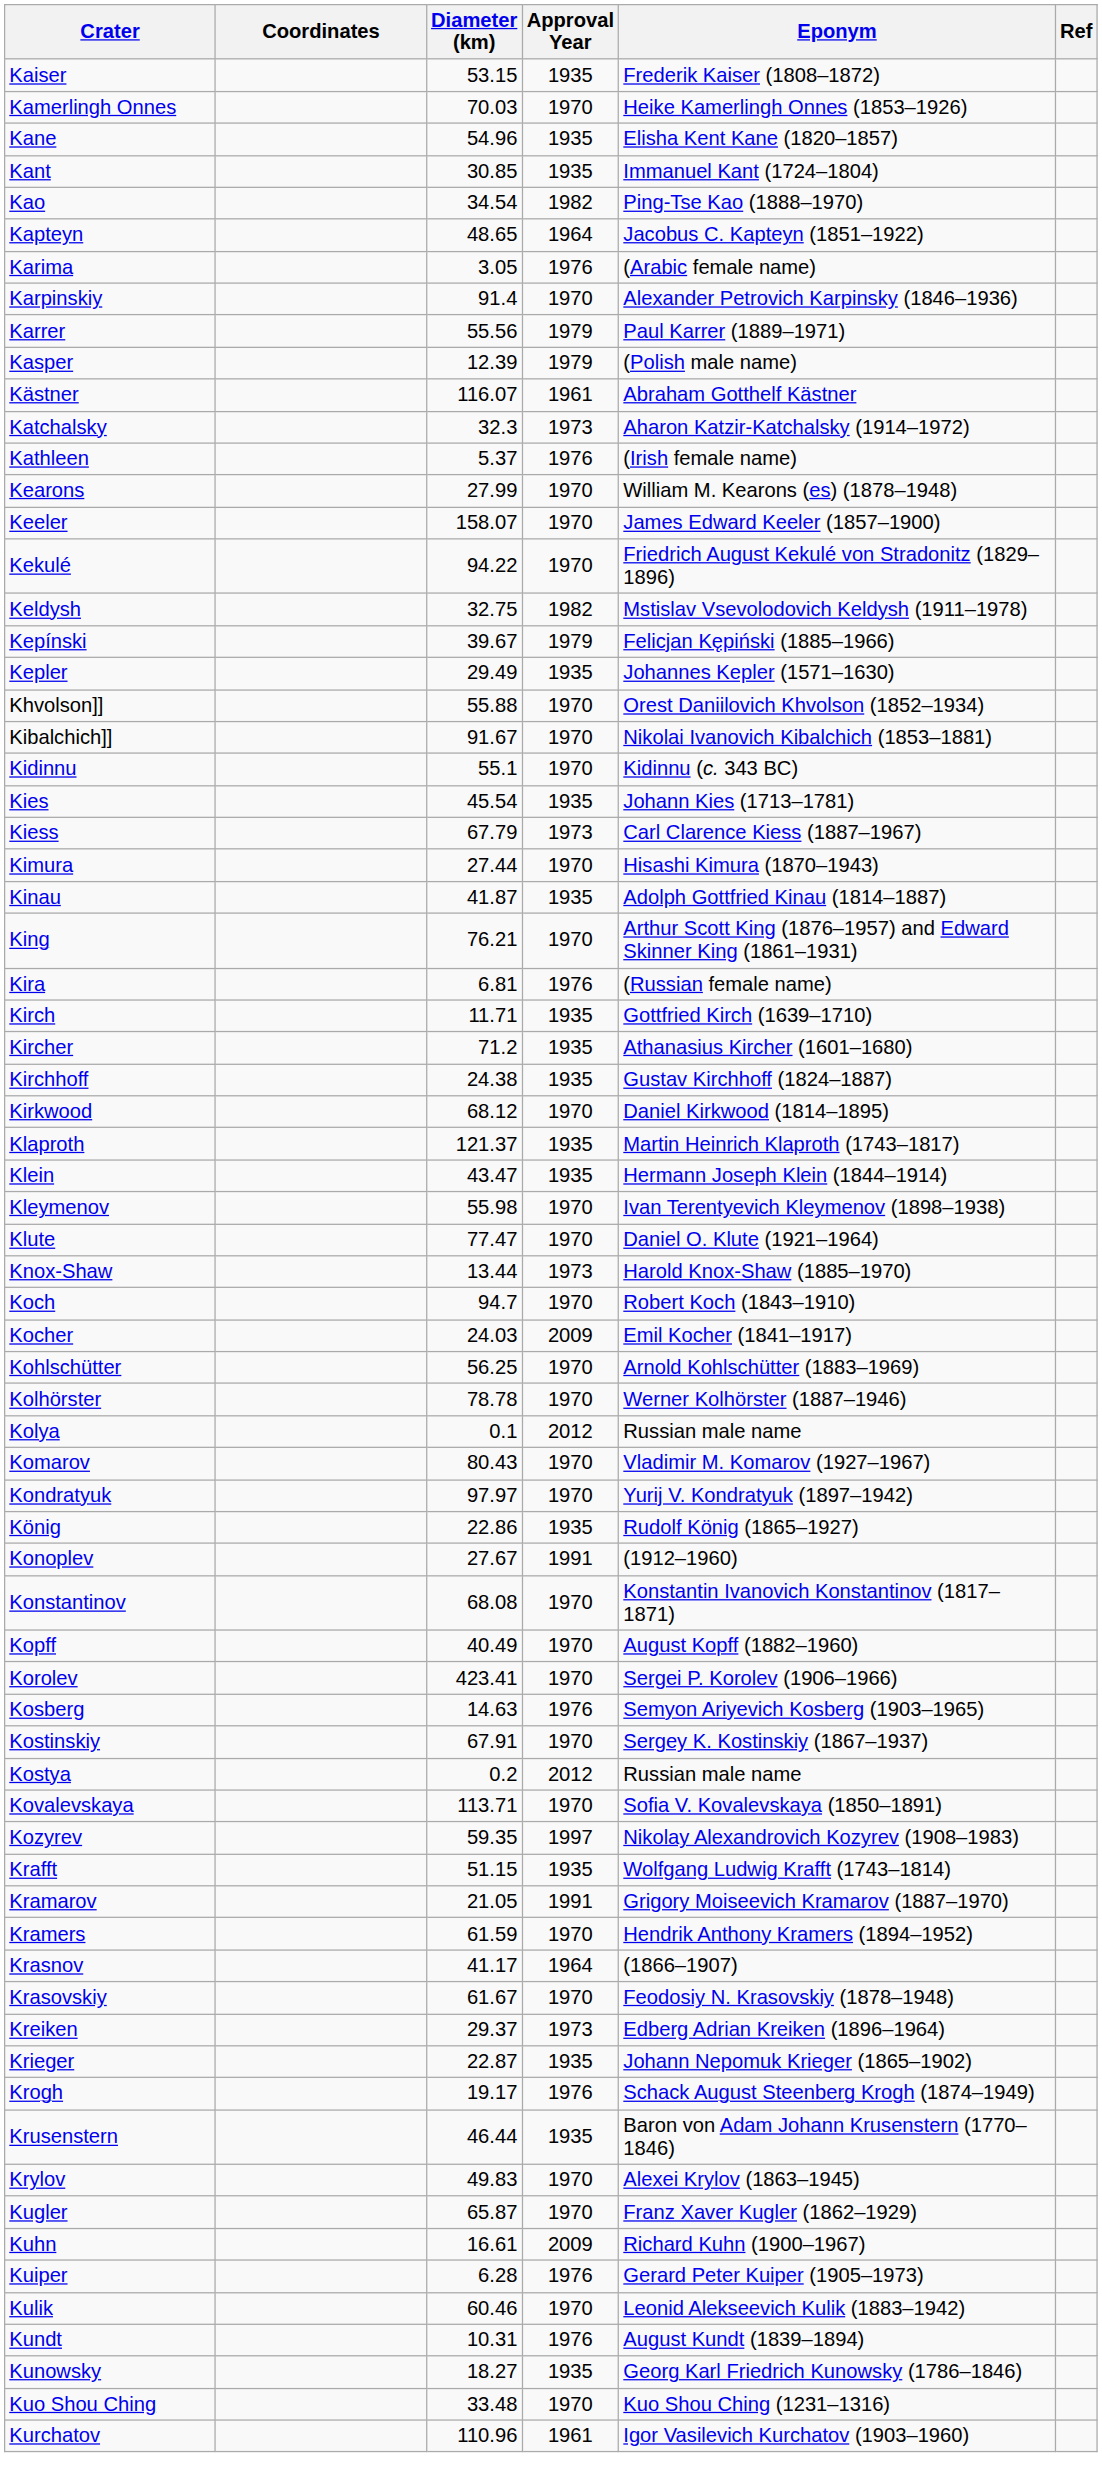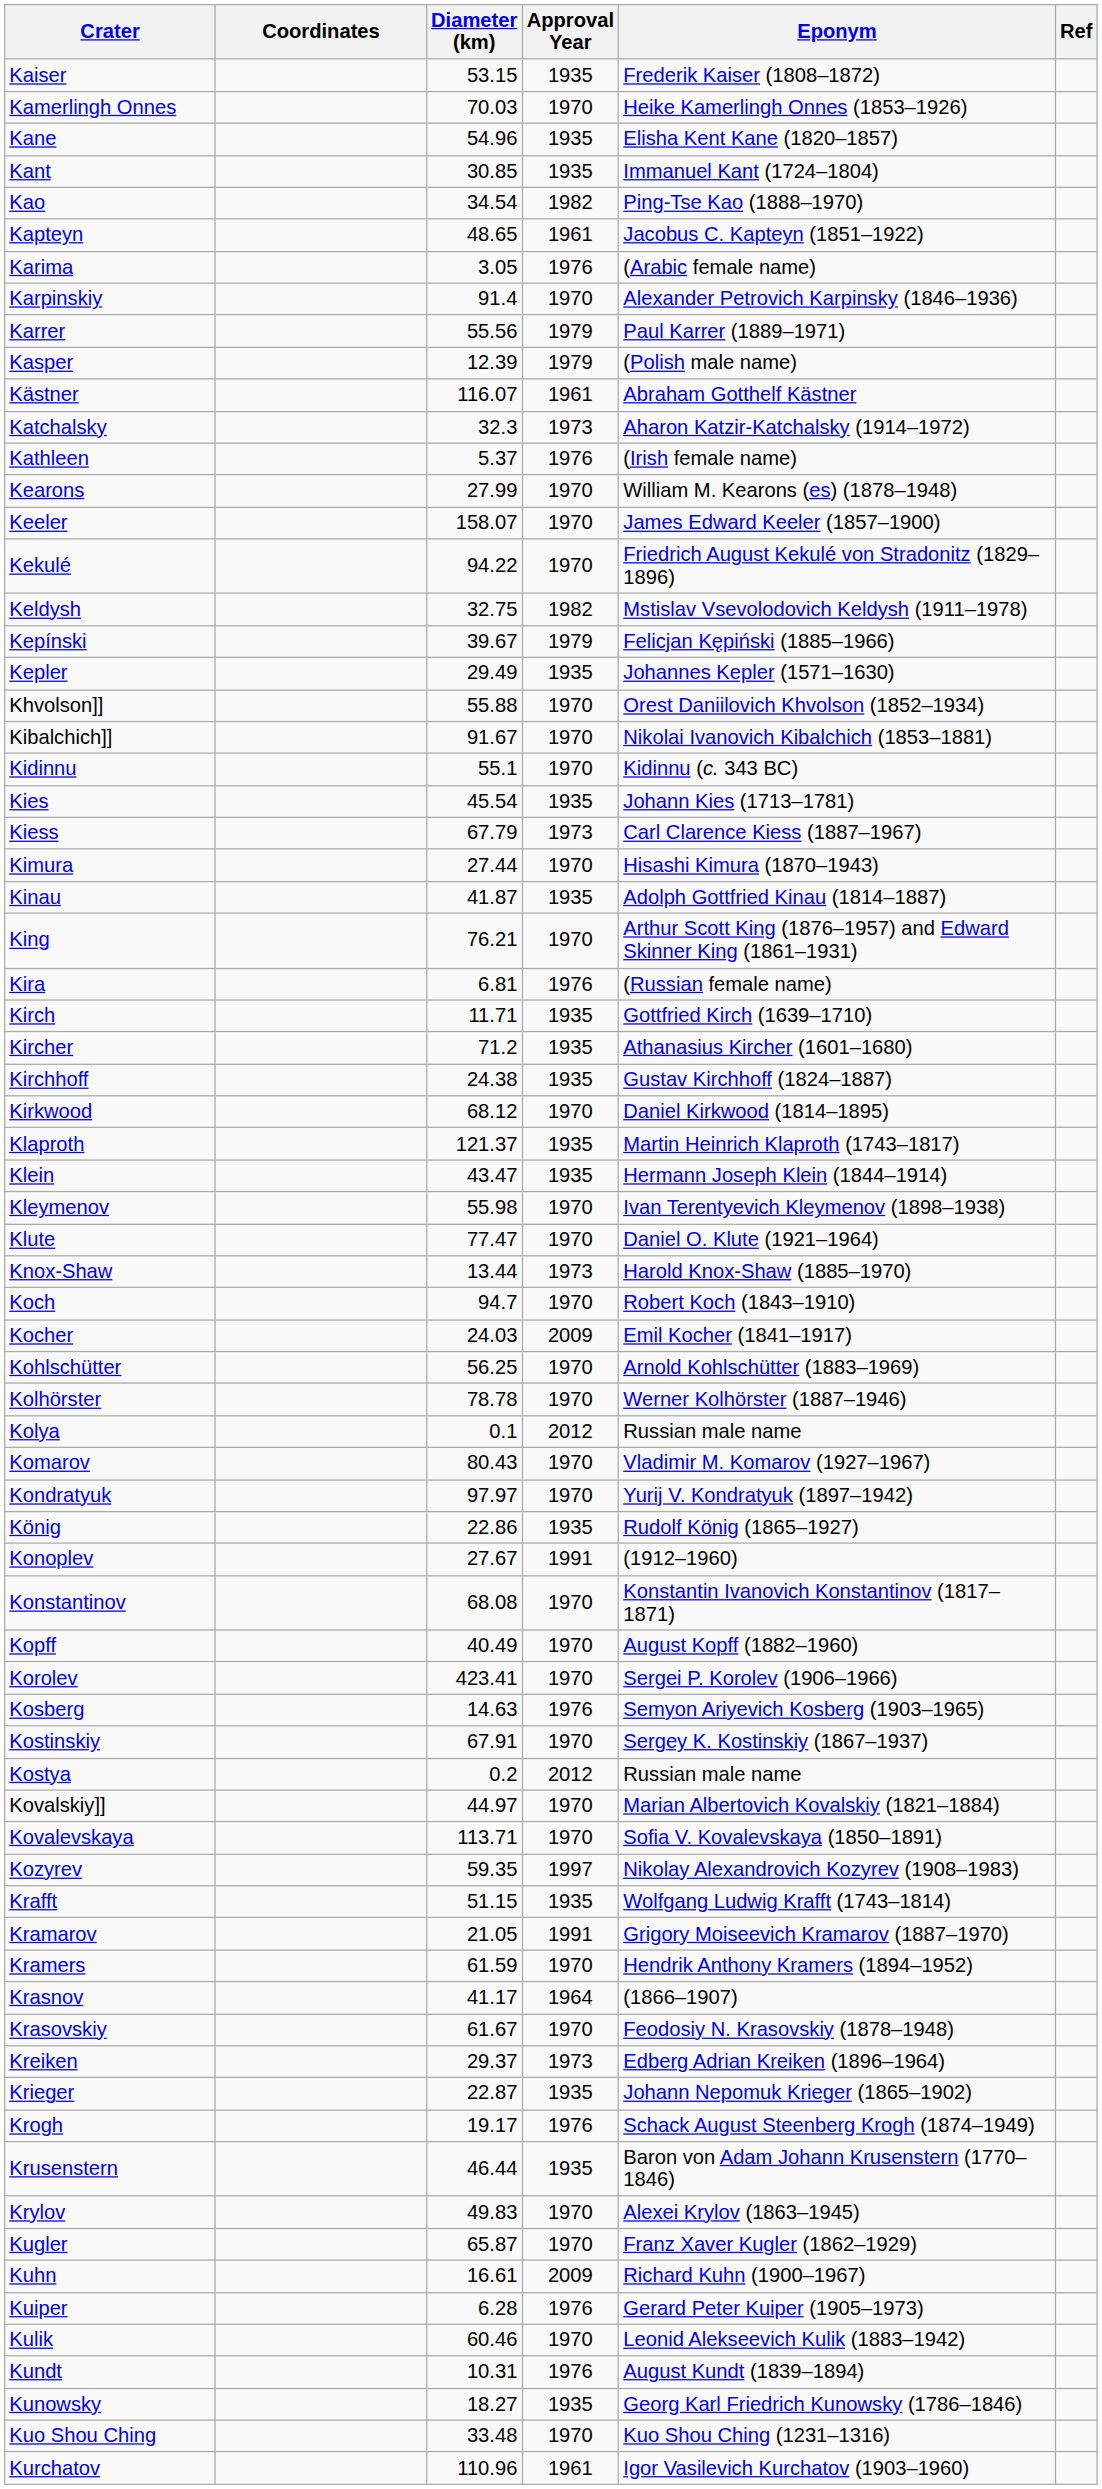(570, 235) 1964 -> (570, 235) 1961
+ row: (57, 1805)
